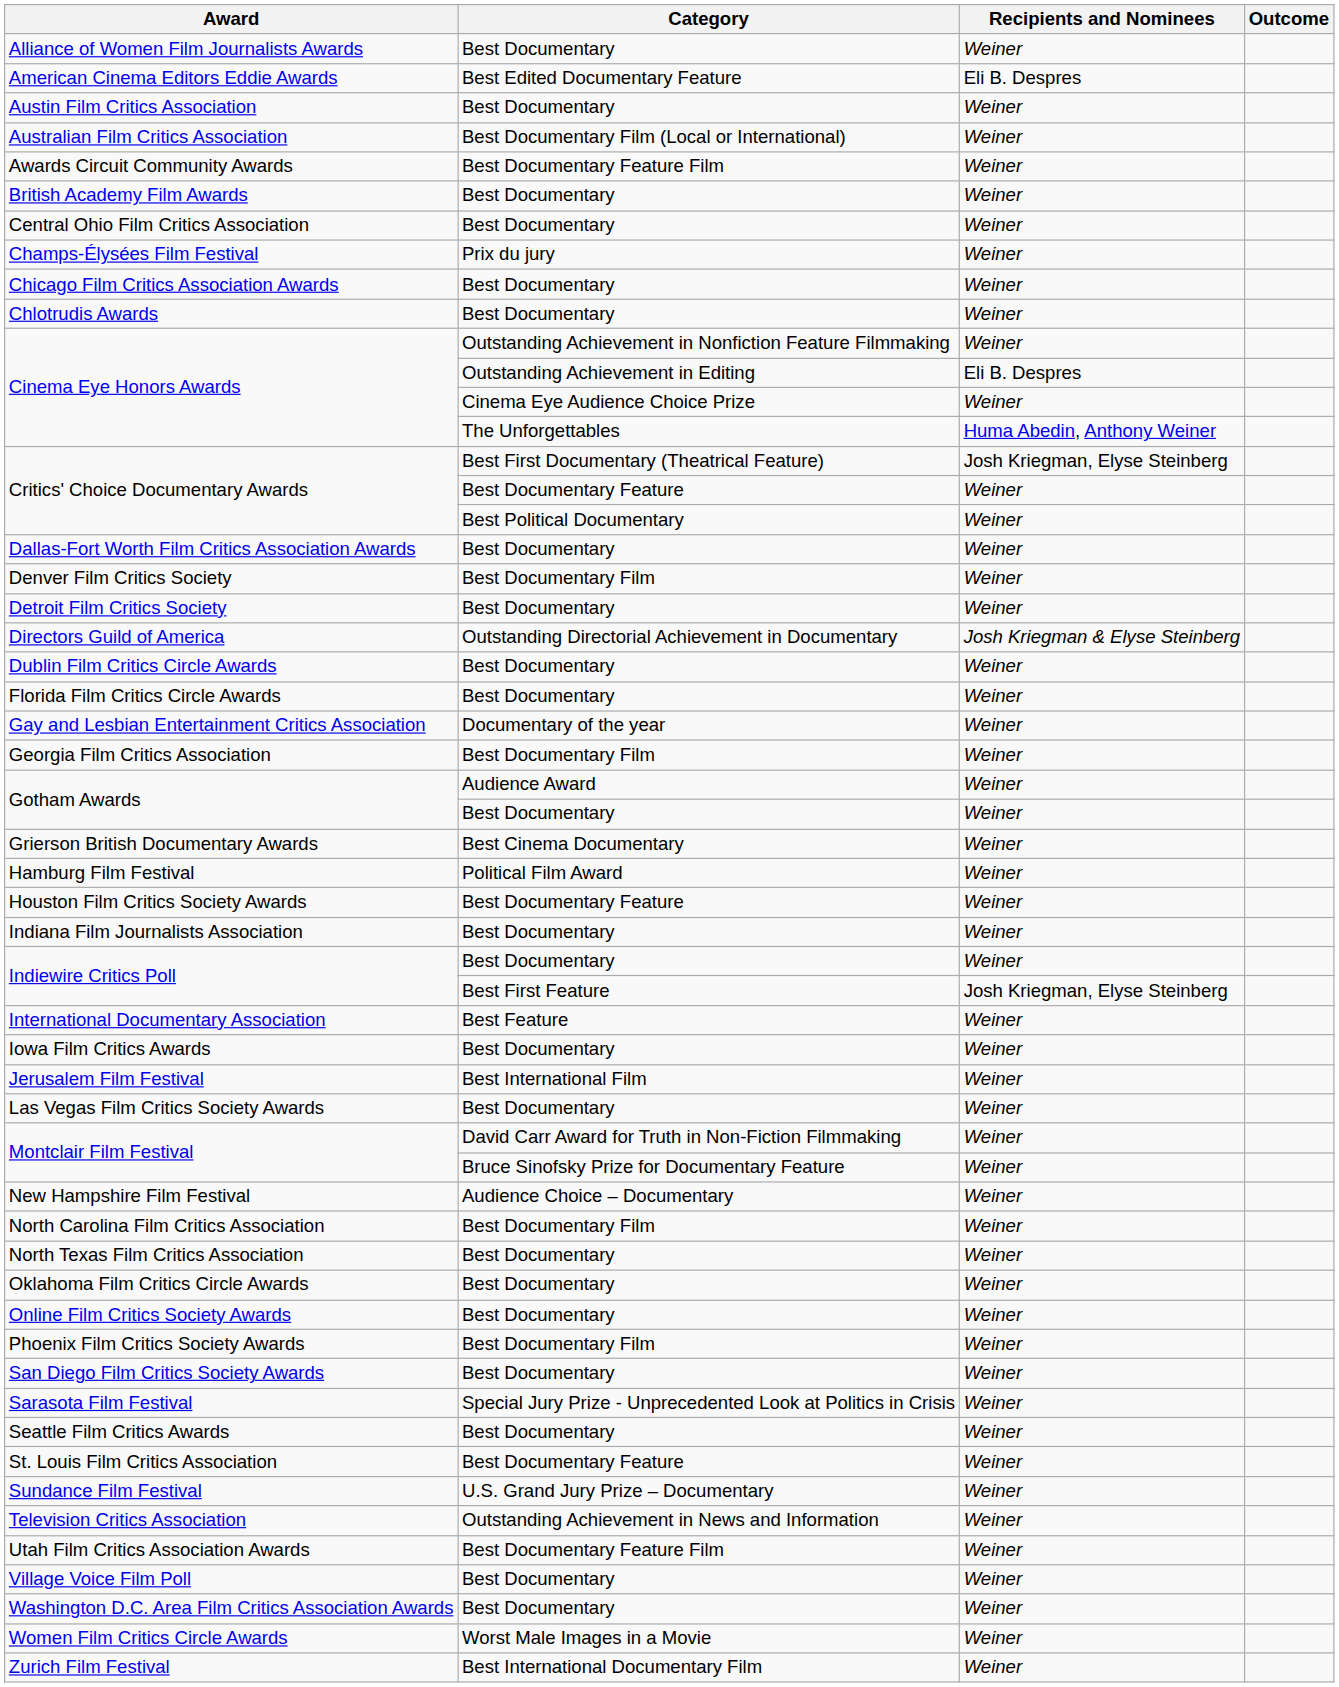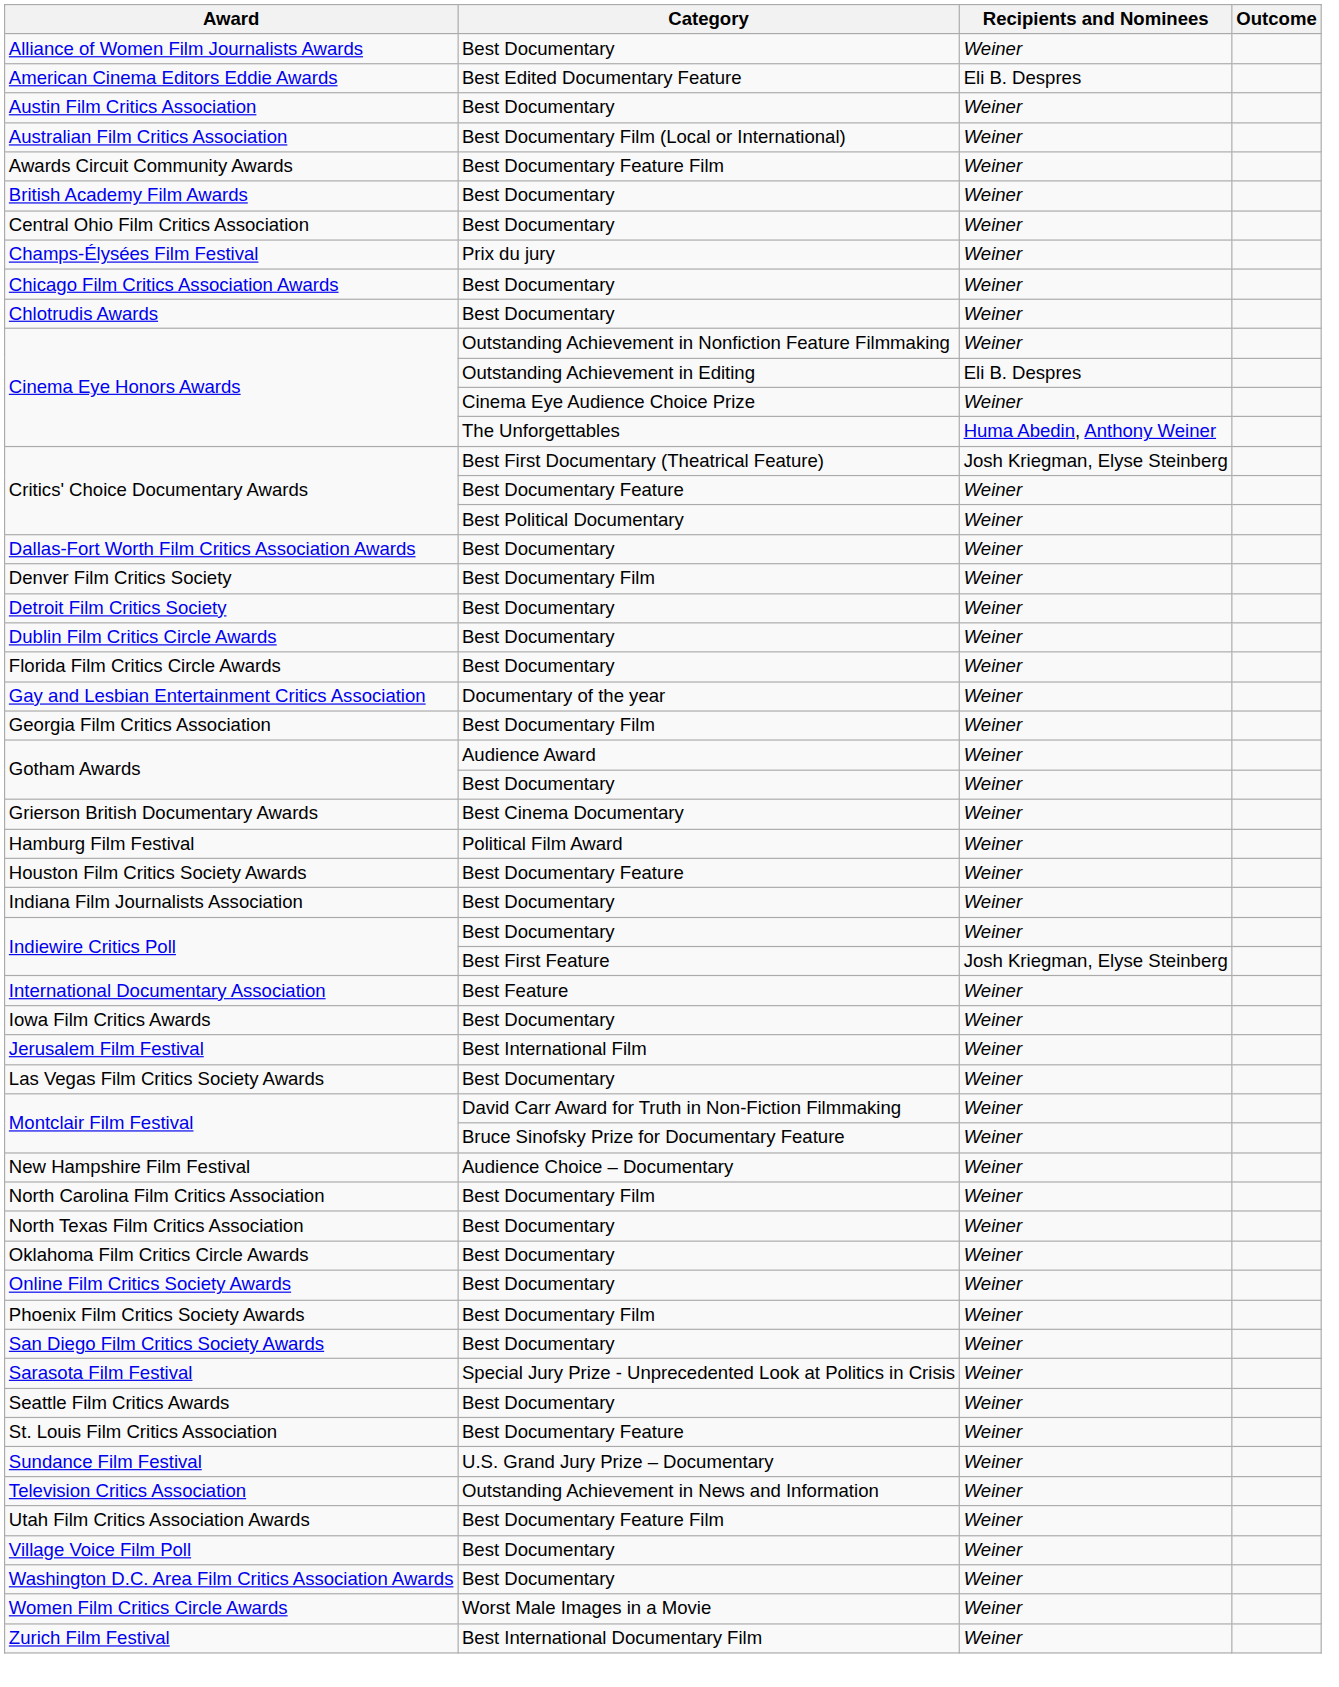- row: (117, 637)
